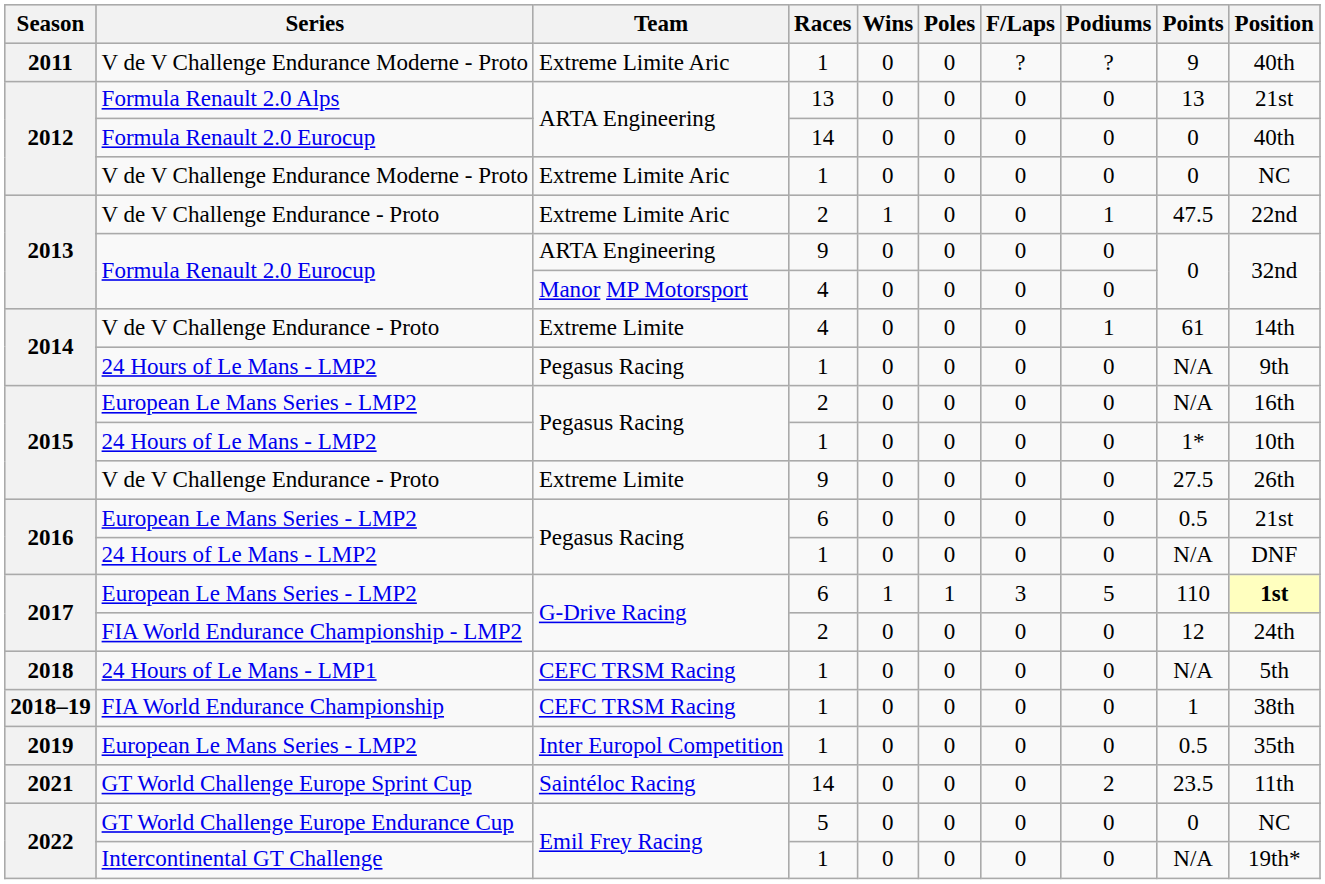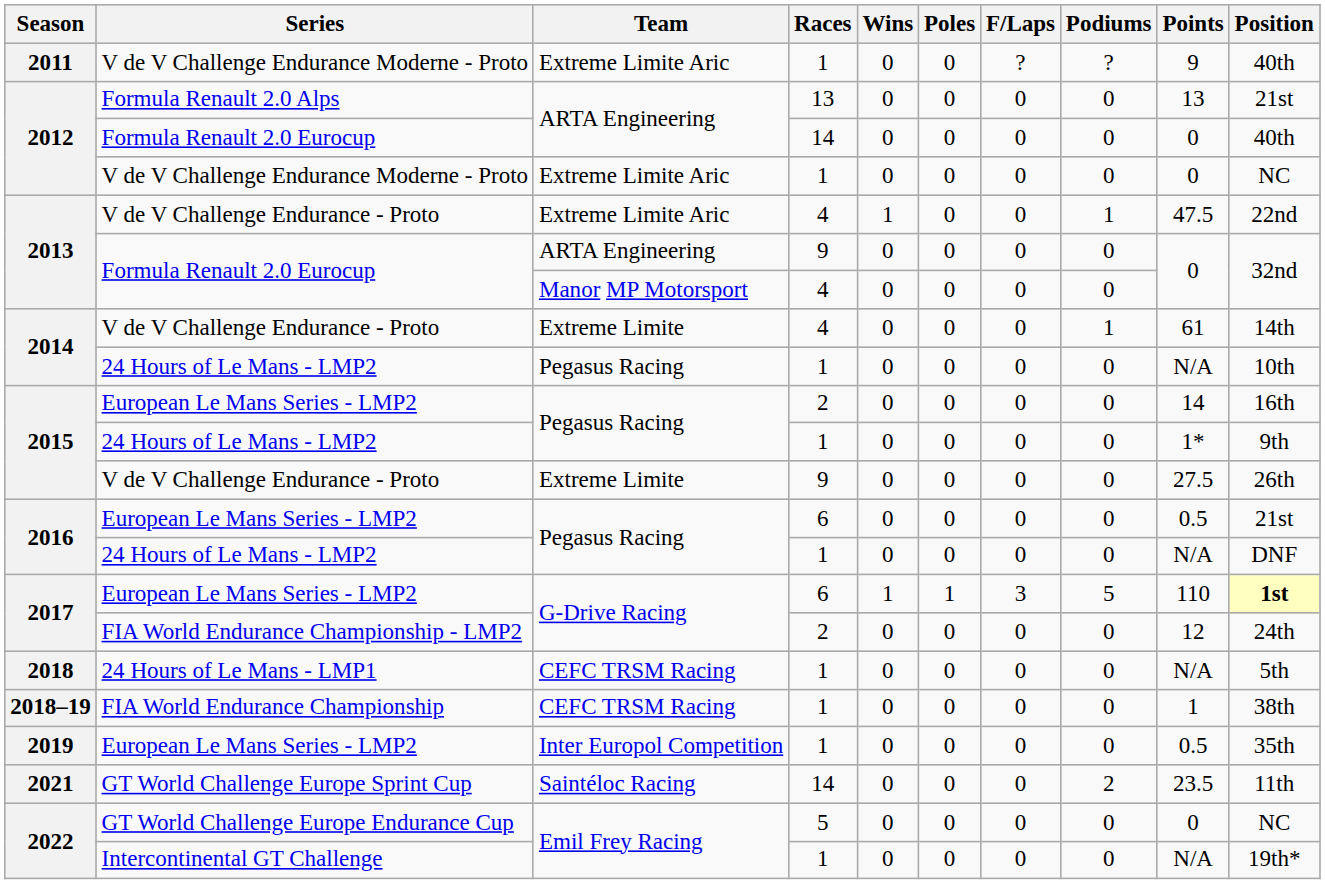(823, 213) 2 -> (823, 213) 4
(1274, 365) 9th -> (1274, 365) 10th
(1193, 403) N/A -> (1193, 403) 14
(1274, 441) 10th -> (1274, 441) 9th
